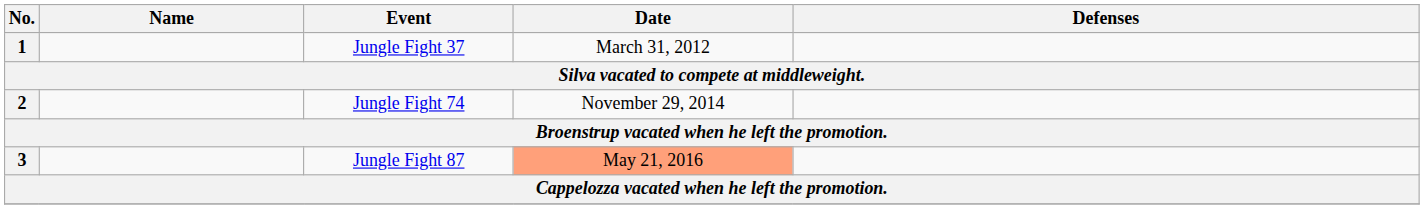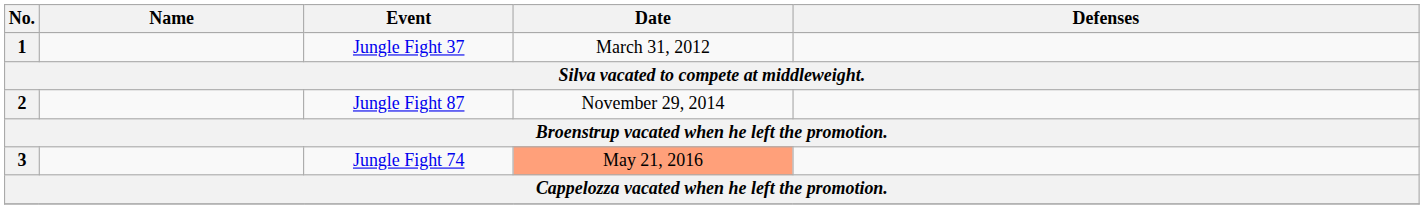(409, 103) Jungle Fight 74 -> (409, 103) Jungle Fight 87
(409, 160) Jungle Fight 87 -> (409, 160) Jungle Fight 74
